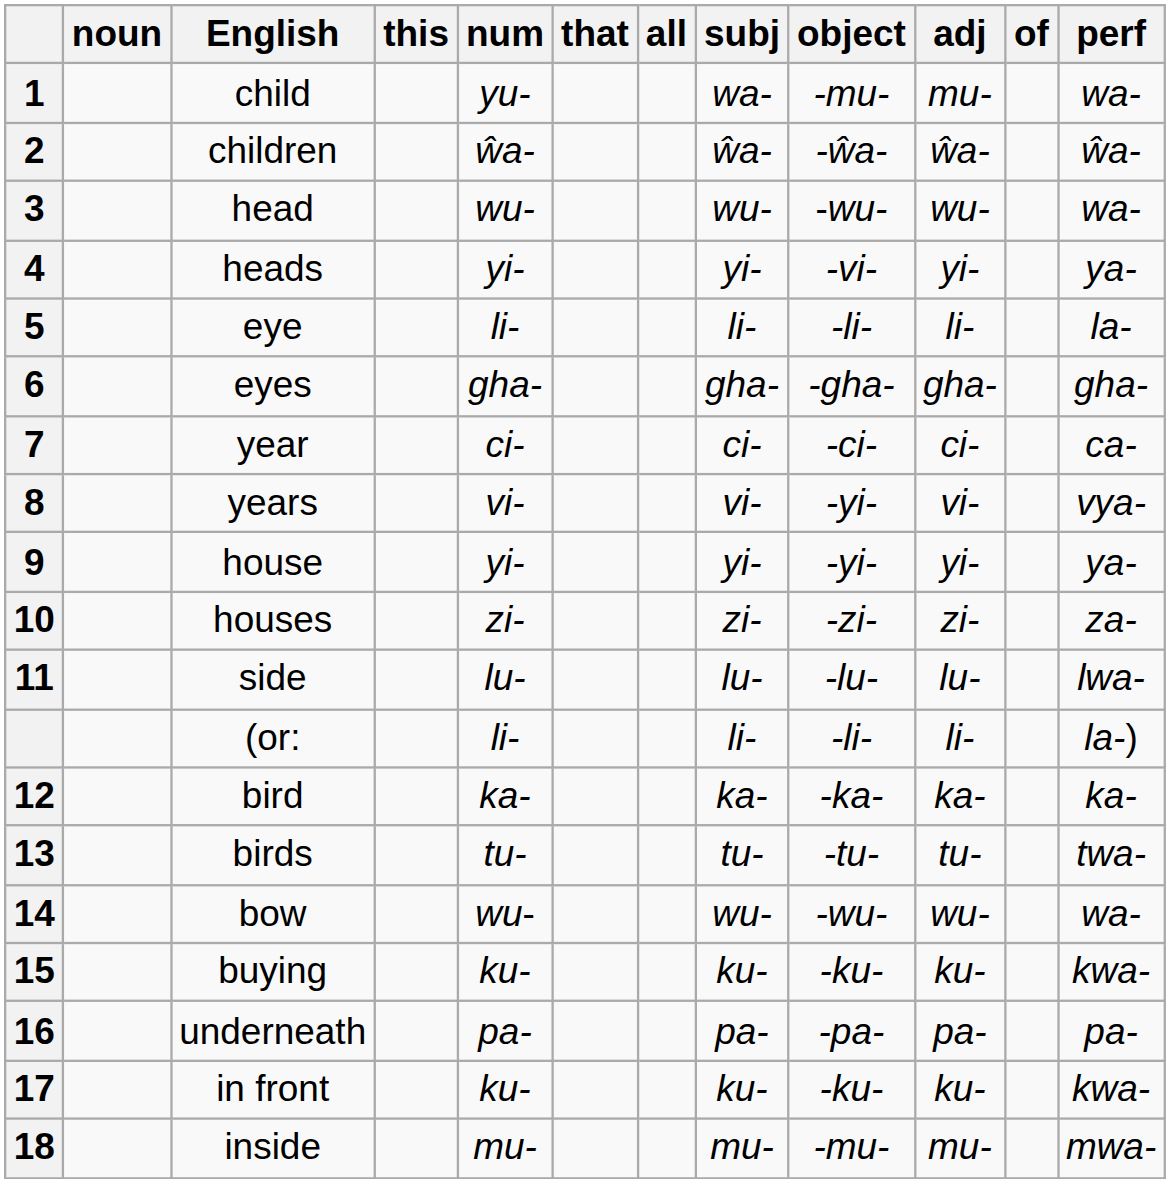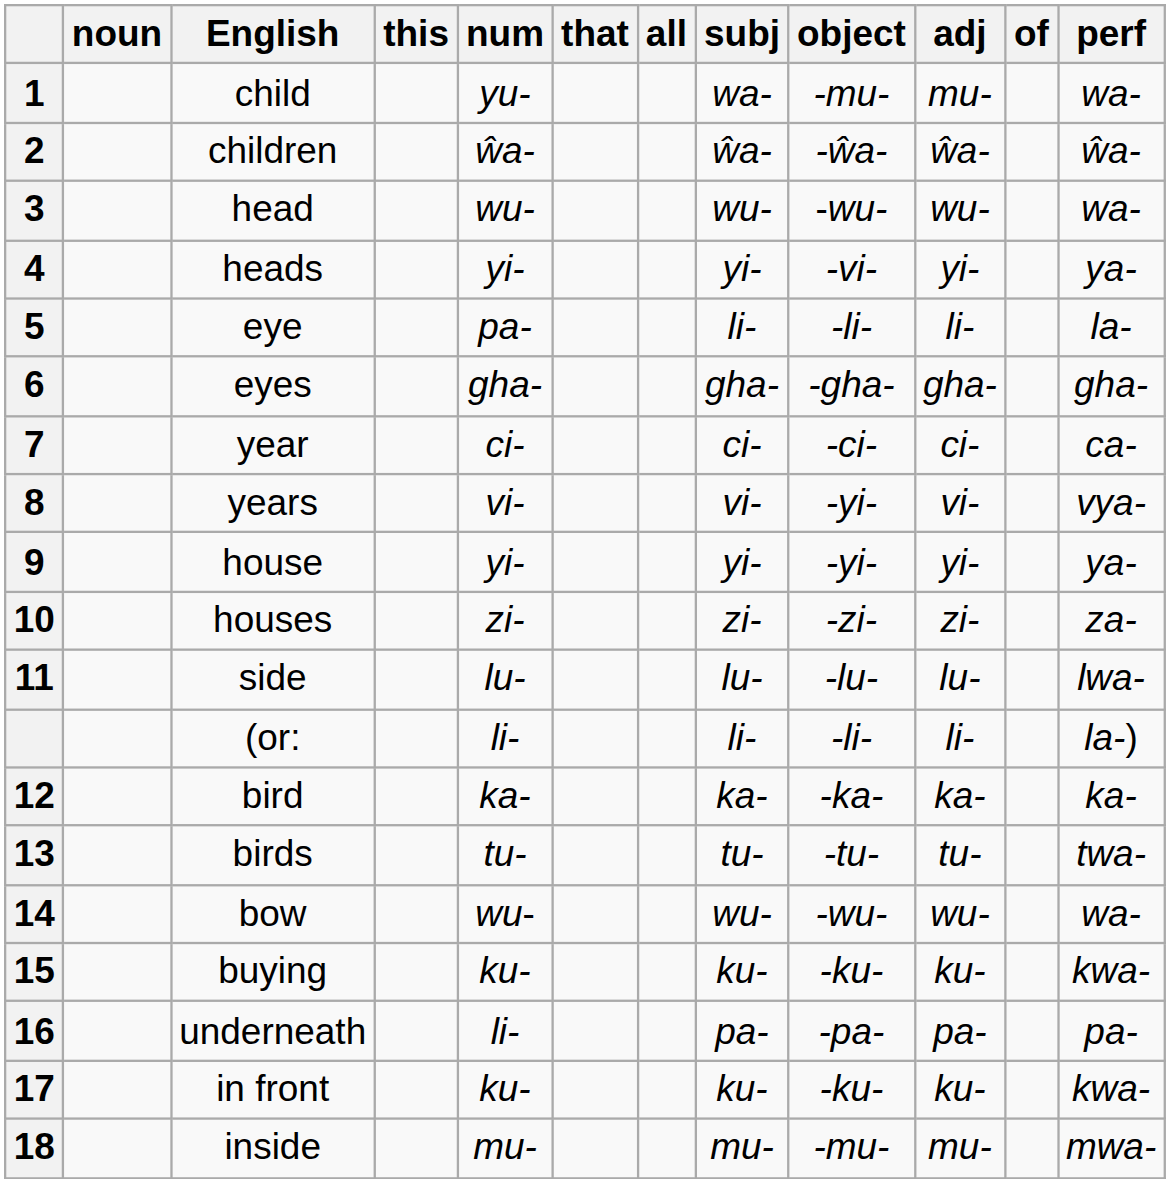(505, 326) li- -> (505, 326) pa-
(505, 1030) pa- -> (505, 1030) li-
